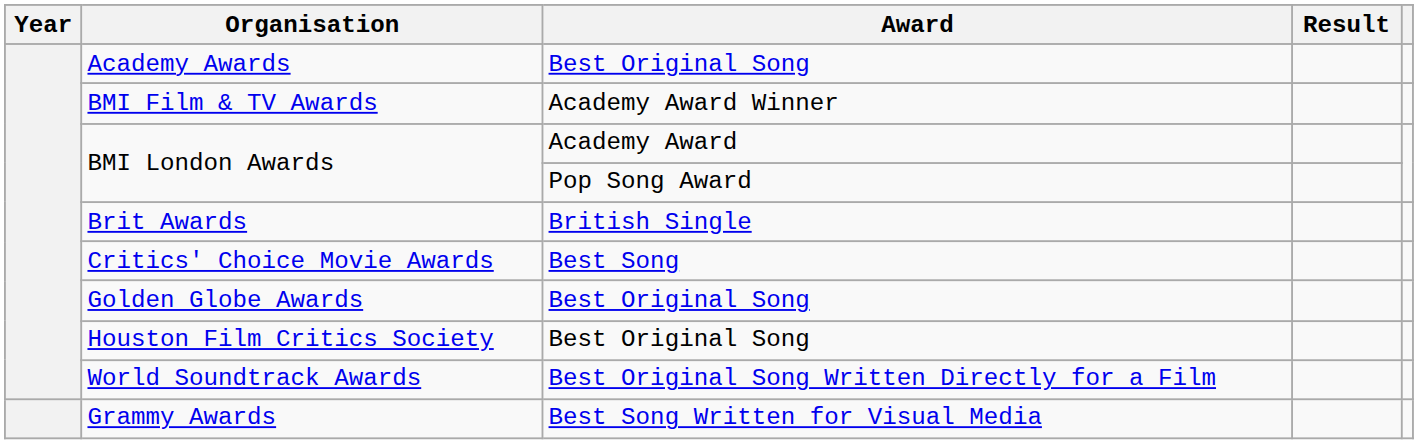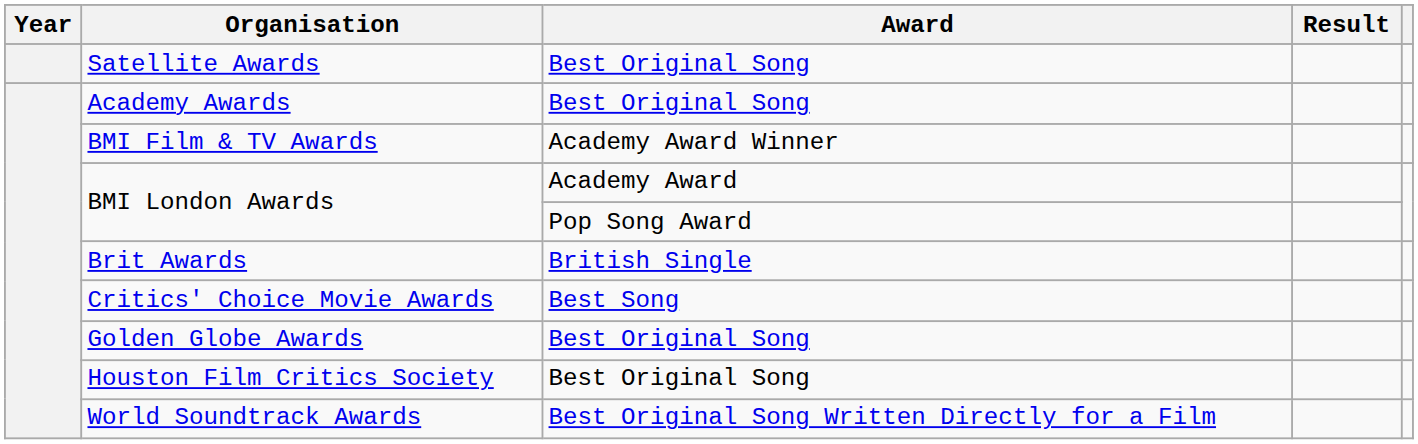+ row: (204, 64)
- row: (182, 419)
